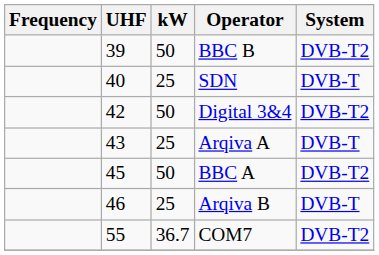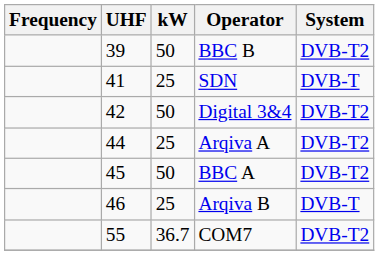(116, 81) 40 -> (116, 81) 41
(116, 142) 43 -> (116, 142) 44
(330, 142) DVB-T -> (335, 142) DVB-T2
